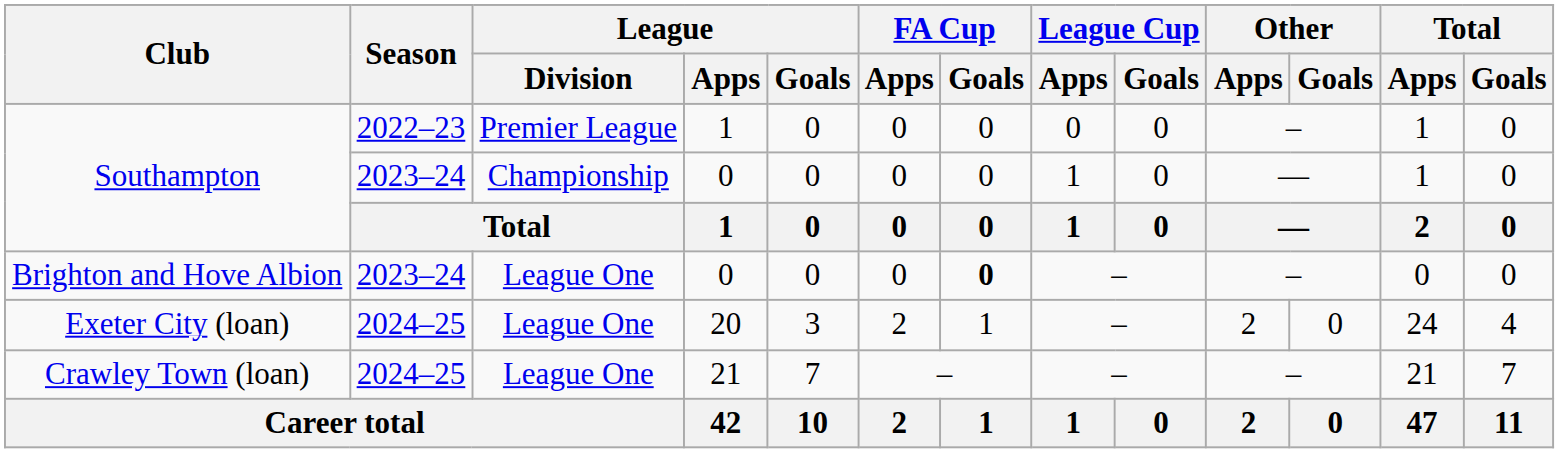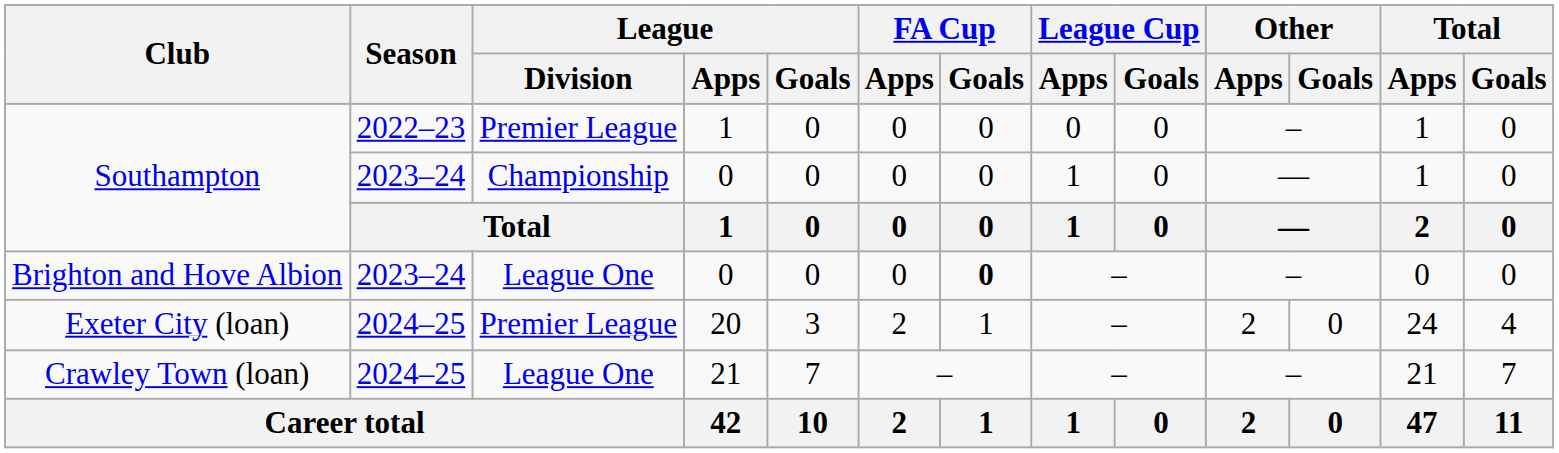(578, 324) League One -> (578, 324) Premier League
